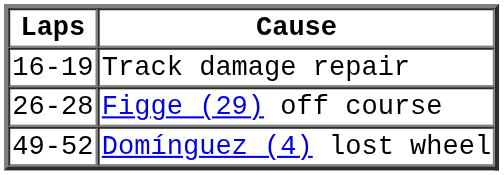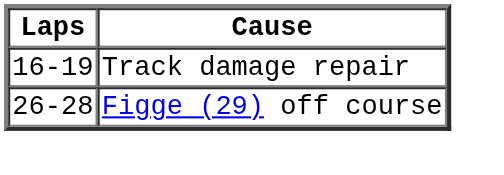- row: (297, 146)
